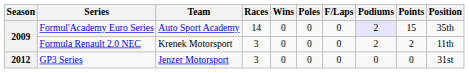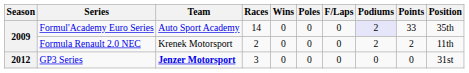(411, 28) 15 -> (411, 28) 33
(256, 44) 3 -> (256, 44) 2
(193, 60) normal -> (197, 60) bold
